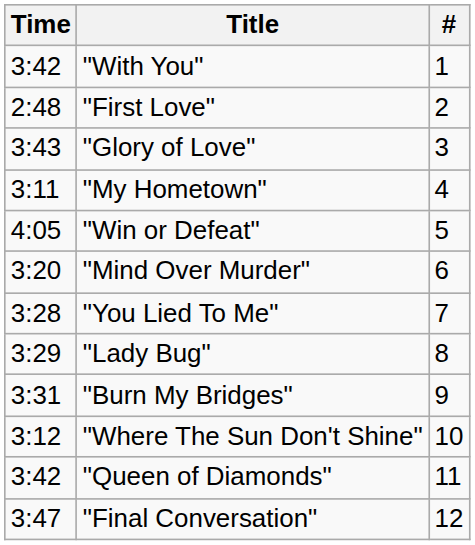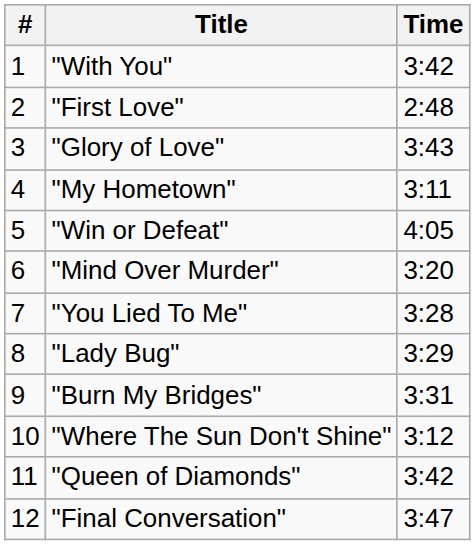columns swapped: (449, 25) <-> (41, 25)
